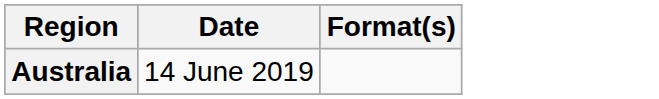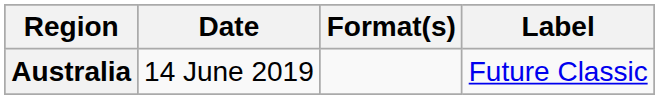+ column: (558, 26)
